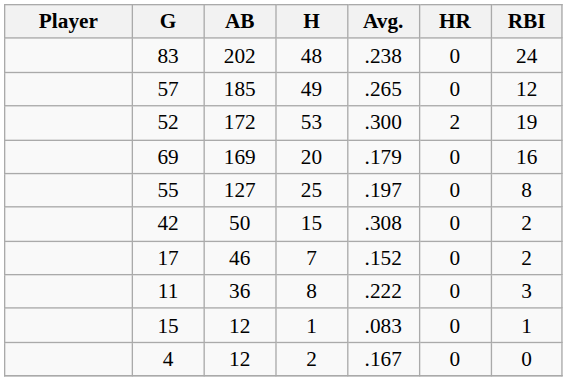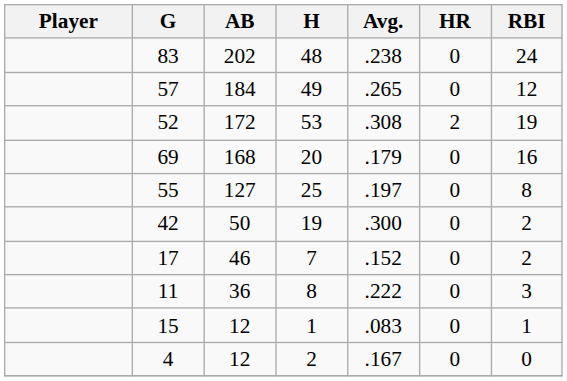(240, 88) 185 -> (240, 88) 184
(383, 122) .300 -> (383, 122) .308
(240, 156) 169 -> (240, 156) 168
(311, 223) 15 -> (311, 223) 19
(383, 223) .308 -> (383, 223) .300
